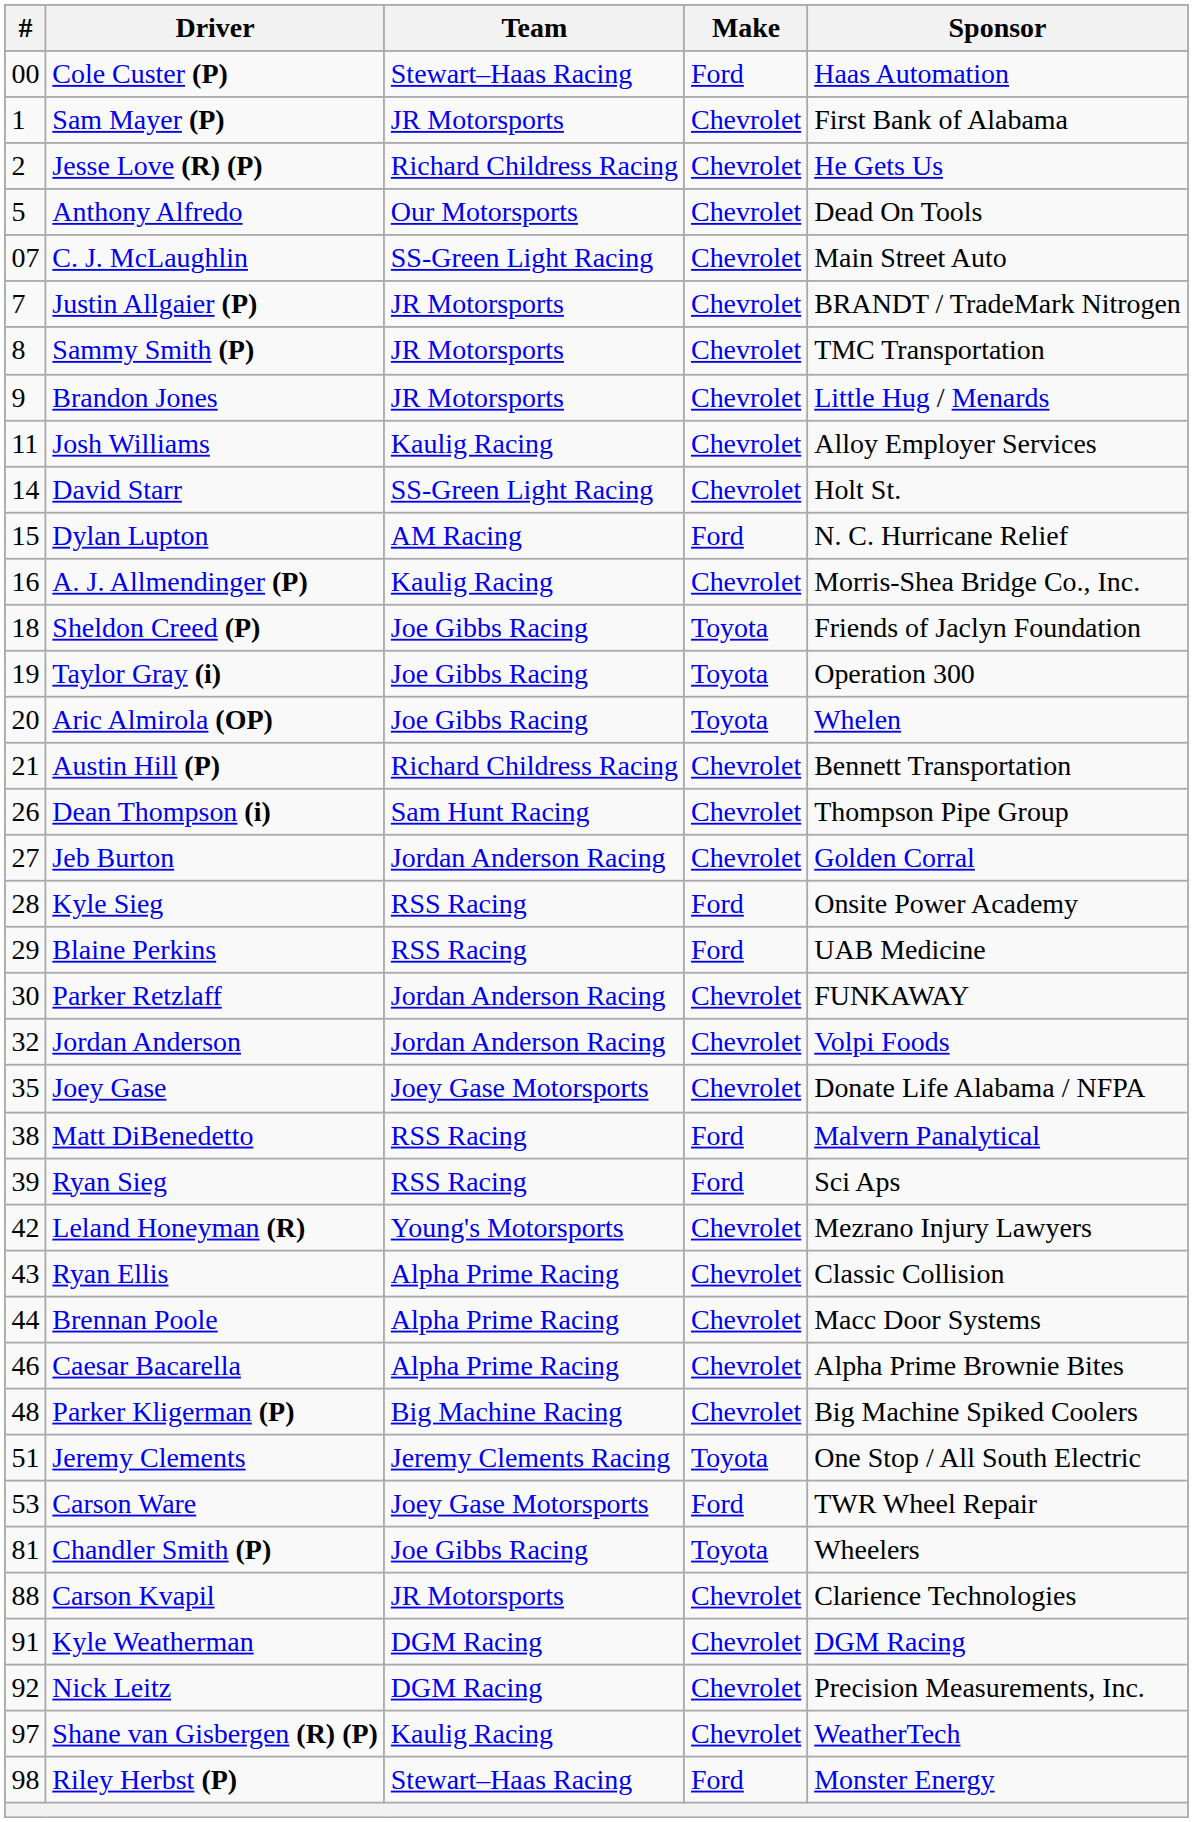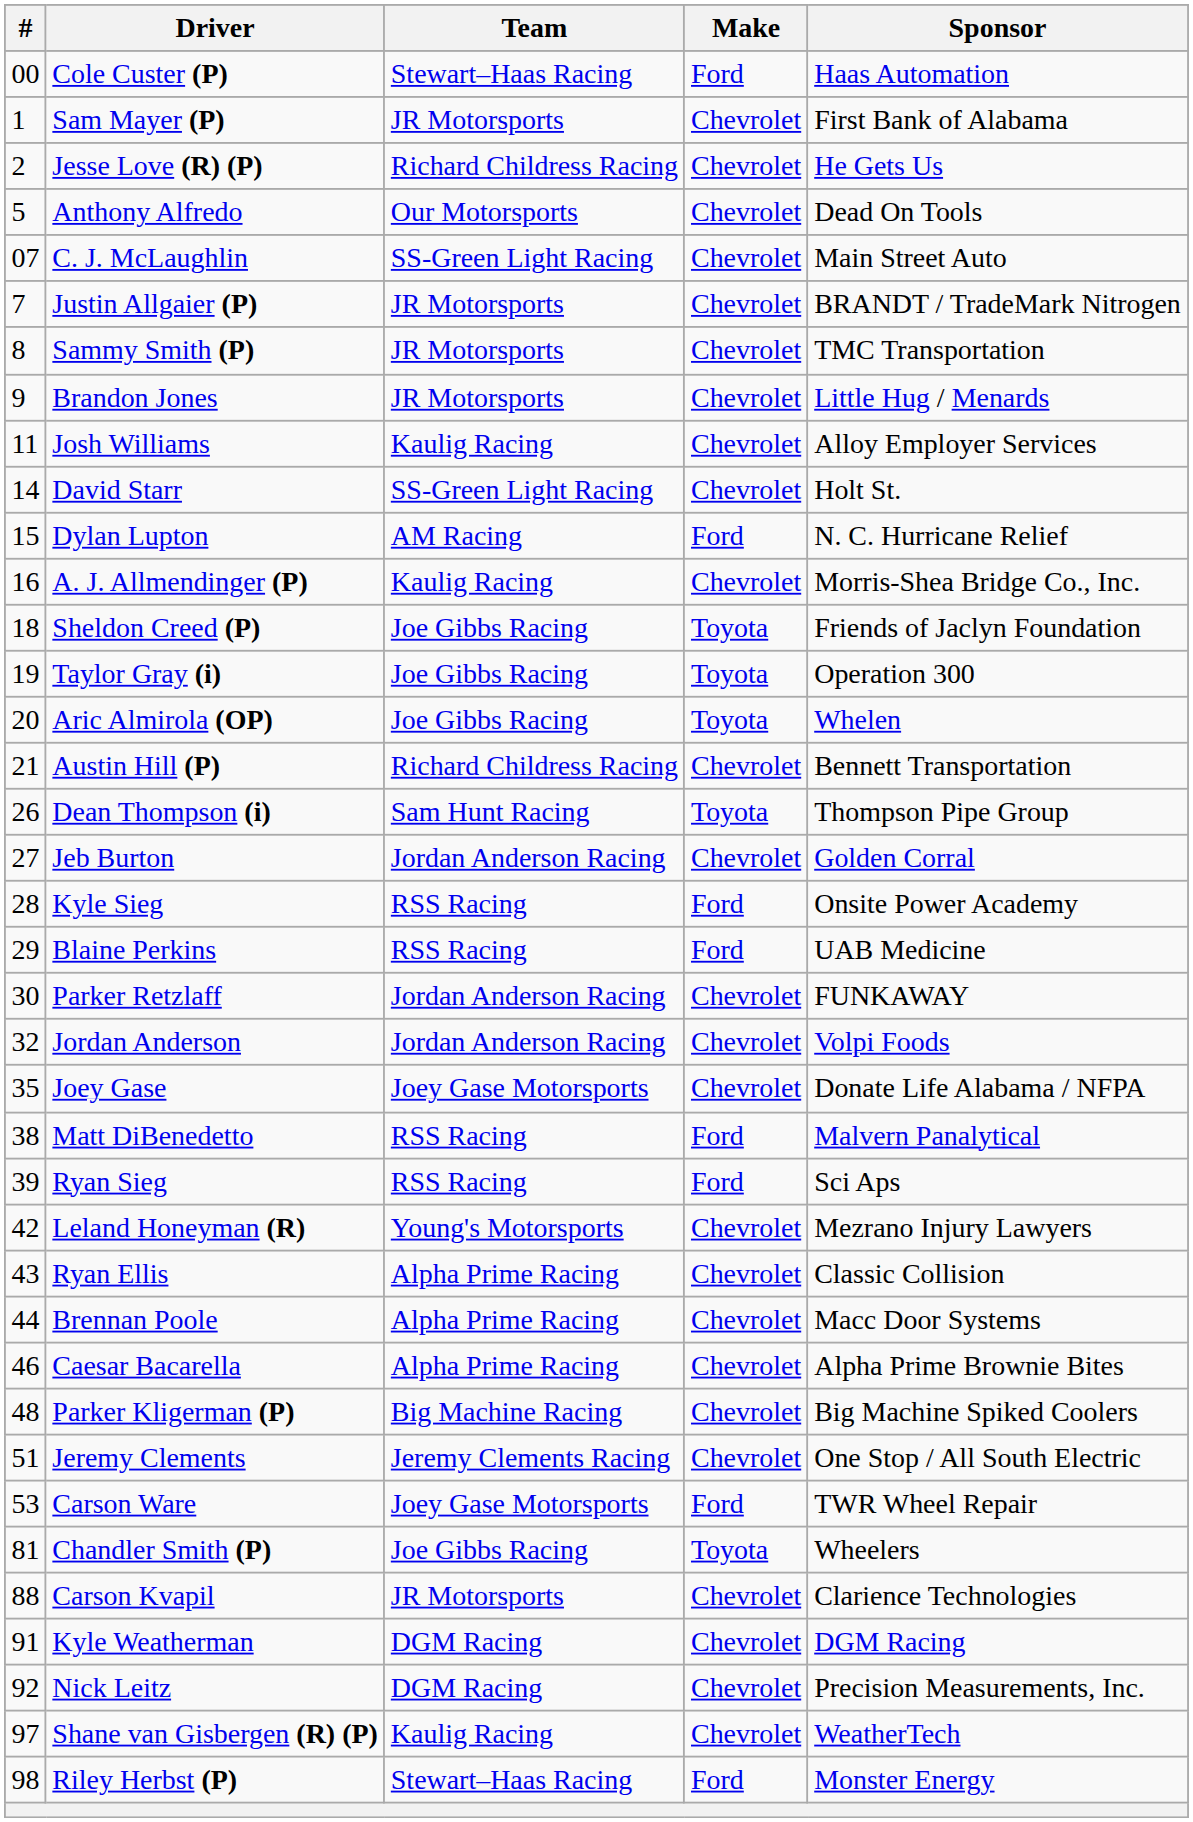(746, 811) Chevrolet -> (730, 811) Toyota
(730, 1457) Toyota -> (746, 1457) Chevrolet
